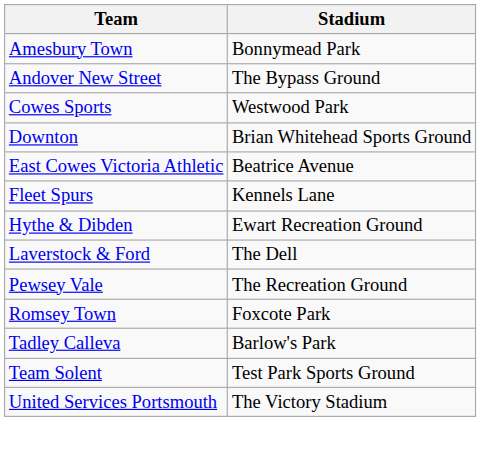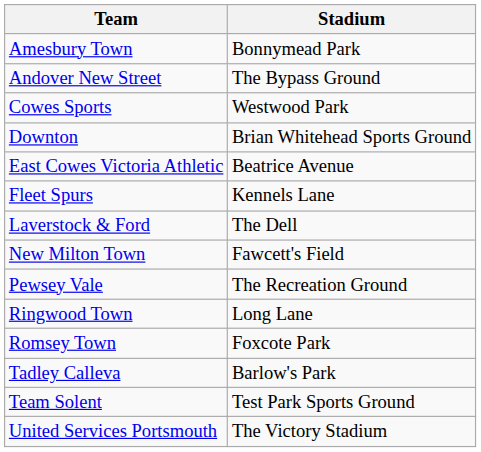- row: (71, 225)
+ row: (77, 254)
+ row: (71, 313)
